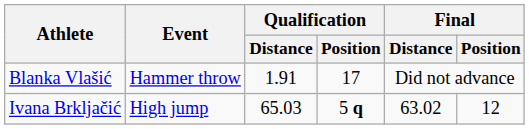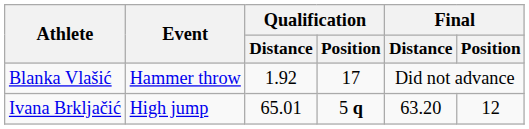(281, 78) 1.91 -> (281, 78) 1.92
(281, 108) 65.03 -> (281, 108) 65.01
(421, 108) 63.02 -> (421, 108) 63.20
